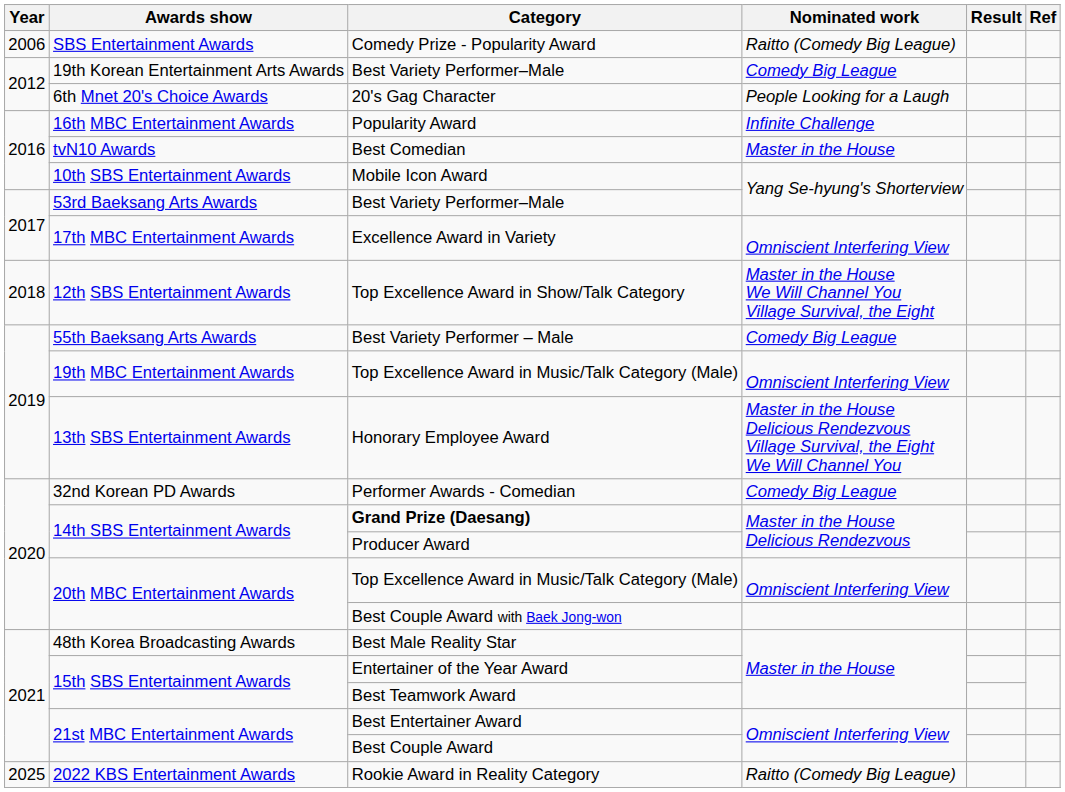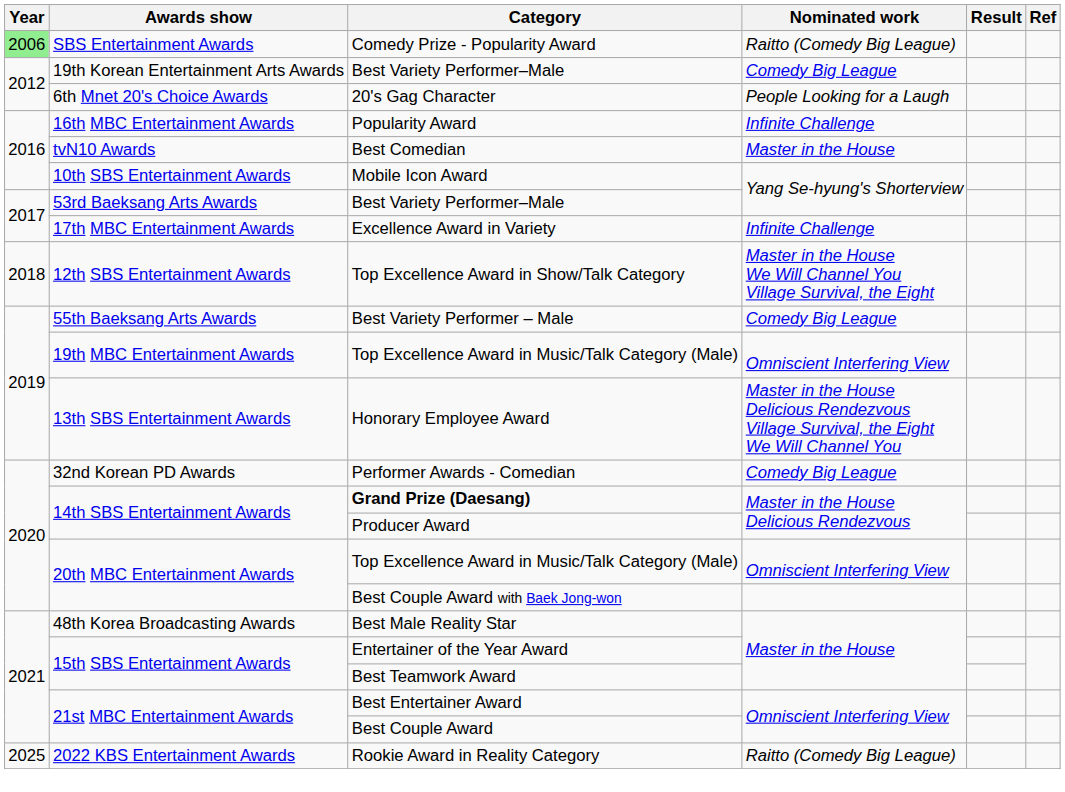(27, 44) no background -> (27, 44) lightgreen background
(847, 247) Omniscient Interfering View -> (810, 228) Infinite Challenge
